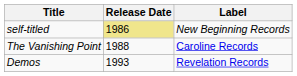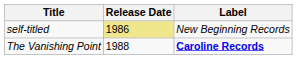(217, 46) normal -> (220, 46) bold
- row: (23, 63)
